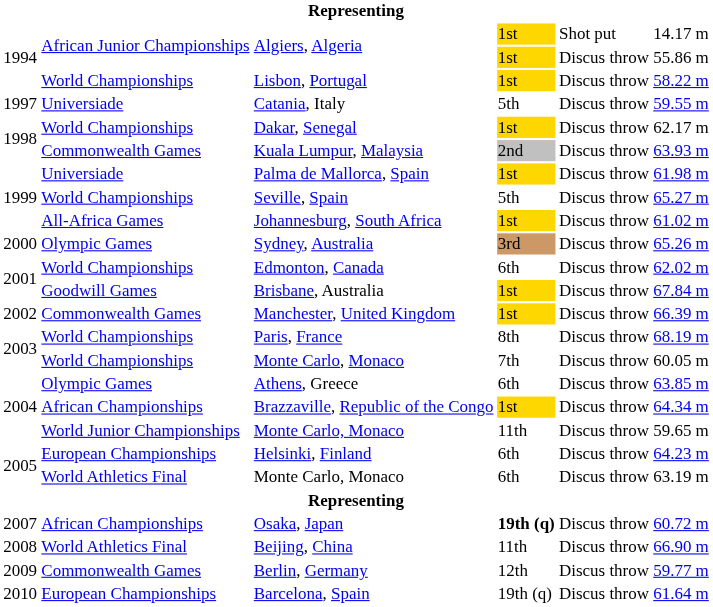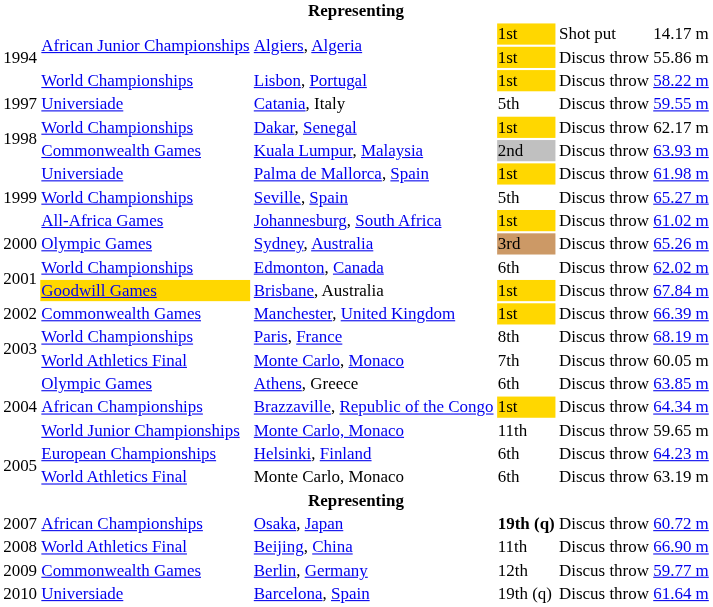(99, 290) no background -> (99, 290) gold background
(117, 360) World Championships -> (114, 360) World Athletics Final
(129, 593) European Championships -> (82, 593) Universiade
